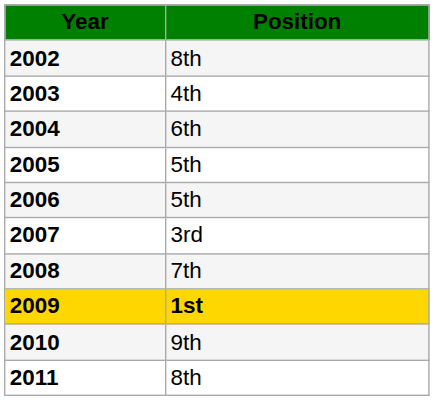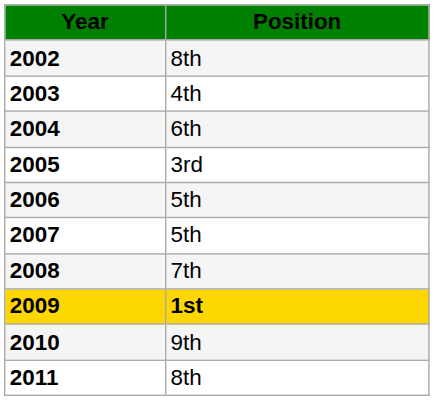(186, 164) 5th -> (187, 164) 3rd
(187, 235) 3rd -> (186, 235) 5th
